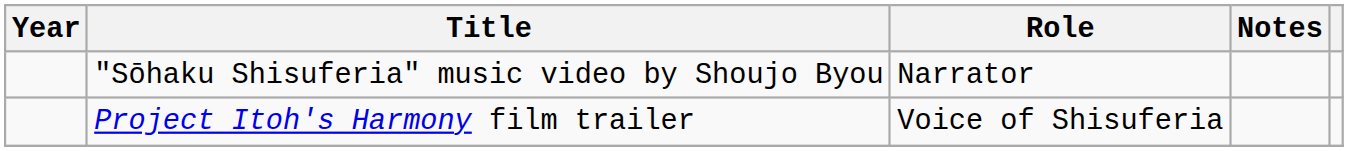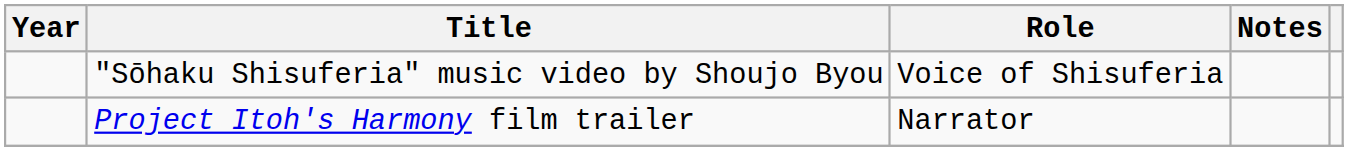(966, 75) Narrator -> (1060, 75) Voice of Shisuferia
(1060, 122) Voice of Shisuferia -> (966, 122) Narrator
